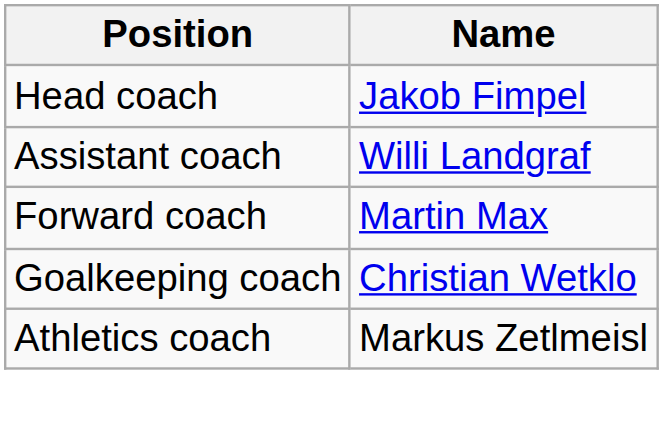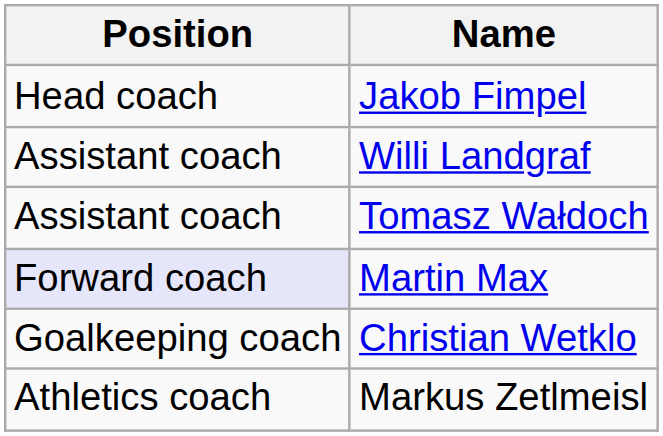+ row: (504, 216)
(140, 216) no background -> (140, 277) lavender background
